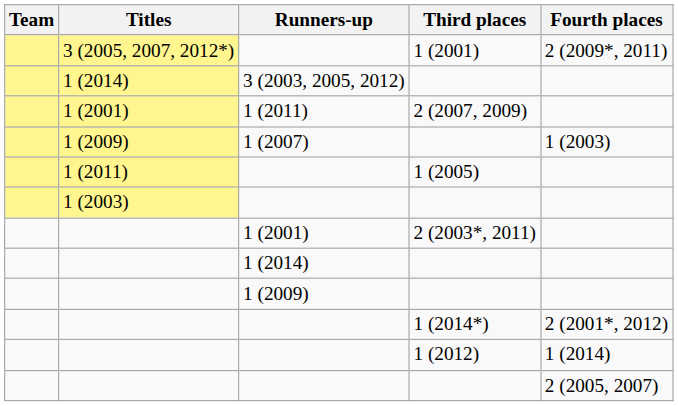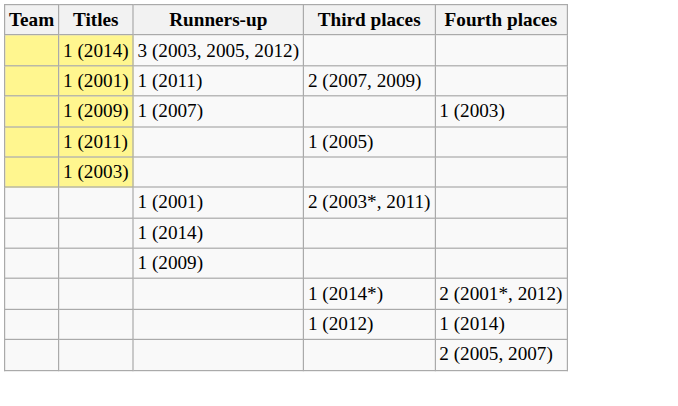- row: (149, 50)
